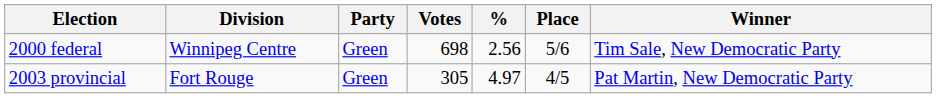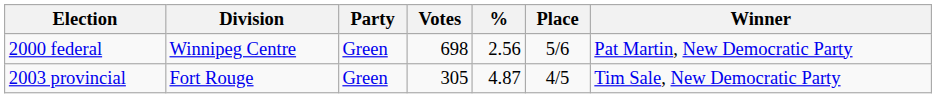(717, 48) Tim Sale, New Democratic Party -> (723, 48) Pat Martin, New Democratic Party
(505, 78) 4.97 -> (505, 78) 4.87
(723, 78) Pat Martin, New Democratic Party -> (717, 78) Tim Sale, New Democratic Party
